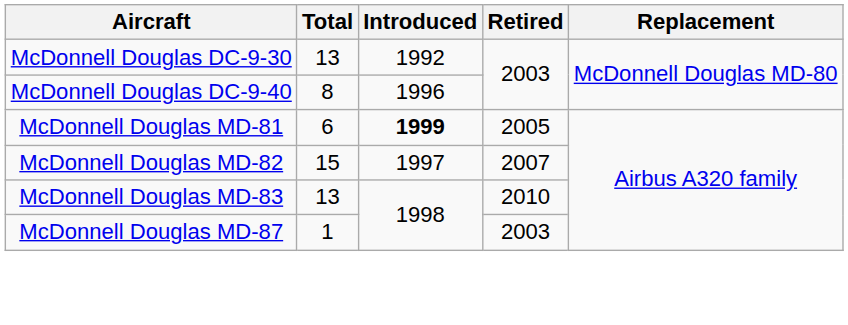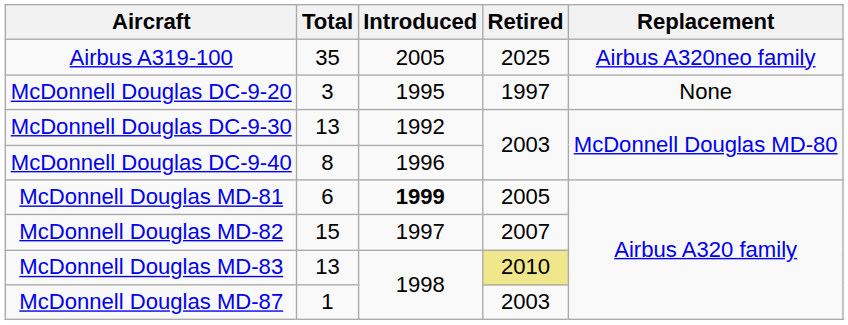+ row: (151, 57)
+ row: (151, 92)
(526, 197) no background -> (526, 267) khaki background
